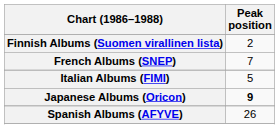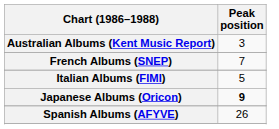+ row: (111, 43)
- row: (115, 43)
